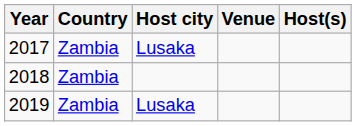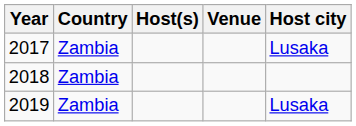columns swapped: (175, 18) <-> (315, 18)
